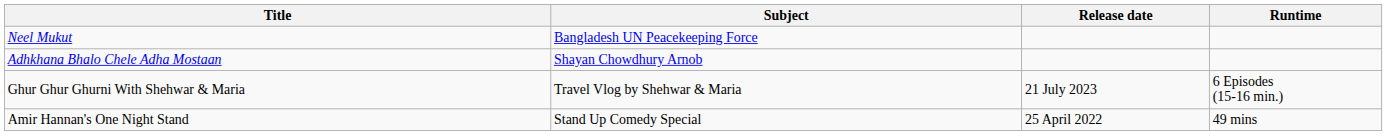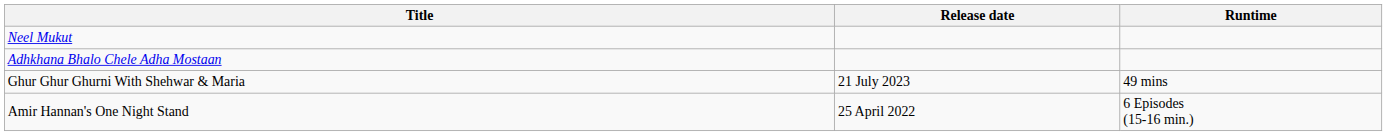- column: (786, 15)
(1248, 89) 6 Episodes (15-16 min.) -> (1146, 81) 49 mins
(1235, 119) 49 mins -> (1158, 111) 6 Episodes (15-16 min.)
